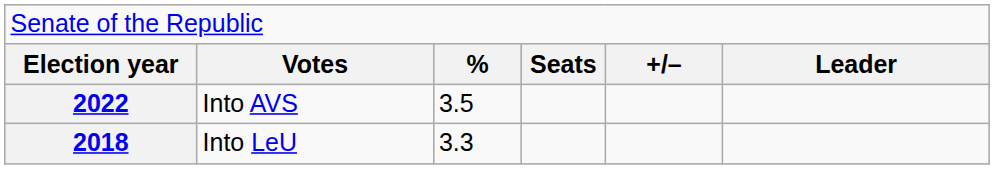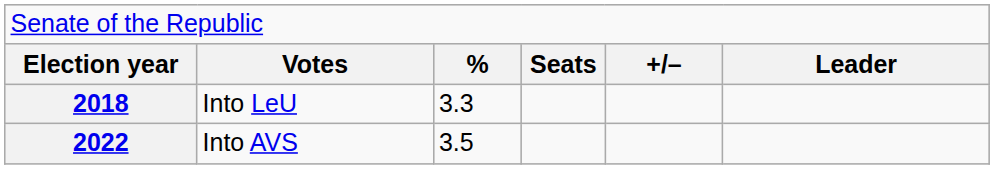rows swapped: (101, 143) <-> (101, 103)
